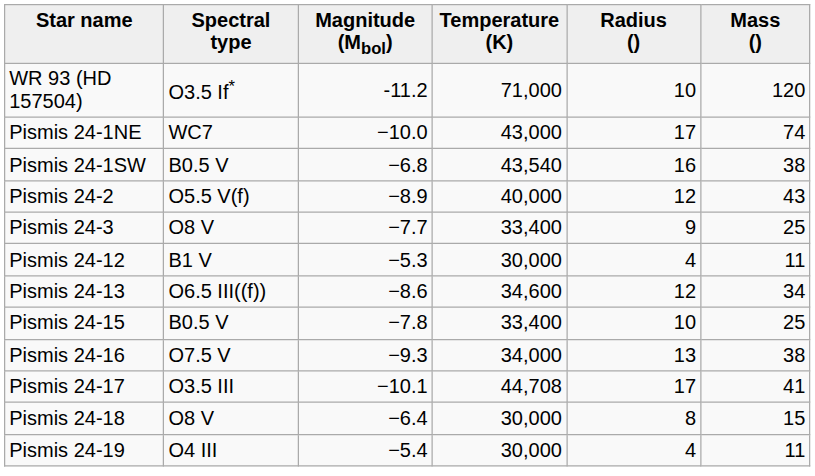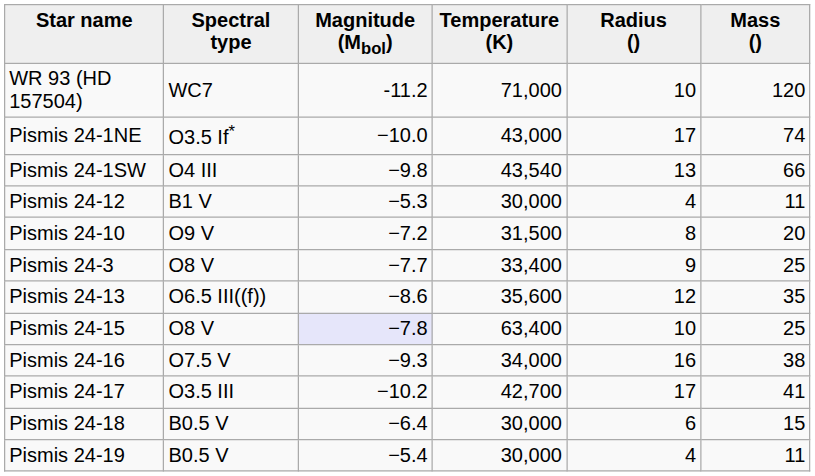(202, 89) O3.5 If* -> (191, 89) WC7
(191, 132) WC7 -> (202, 135) O3.5 If*
(198, 164) B0.5 V -> (193, 169) O4 III
(408, 164) −6.8 -> (408, 169) −9.8
(685, 164) 16 -> (685, 169) 13
(794, 164) 38 -> (794, 169) 66
- row: (61, 196)
rows swapped: (61, 227) <-> (67, 259)
+ row: (67, 233)
(531, 291) 34,600 -> (531, 296) 35,600
(794, 291) 34 -> (794, 296) 35
(198, 323) B0.5 V -> (191, 328) O8 V
(408, 323) no background -> (408, 328) lavender background
(531, 323) 33,400 -> (531, 328) 63,400
(685, 354) 13 -> (685, 360) 16
(402, 386) −10.1 -> (402, 391) −10.2
(531, 386) 44,708 -> (531, 391) 42,700
(191, 418) O8 V -> (198, 423) B0.5 V
(691, 418) 8 -> (691, 423) 6
(193, 449) O4 III -> (198, 455) B0.5 V
